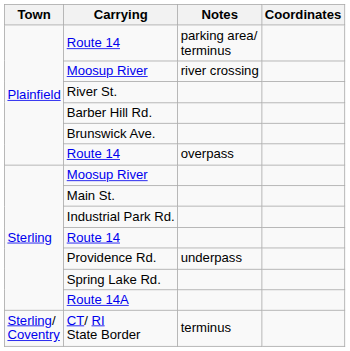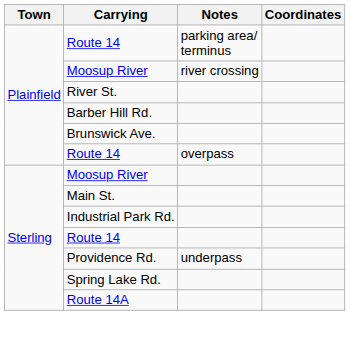- row: (104, 328)
